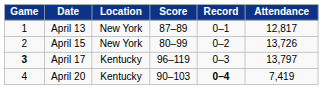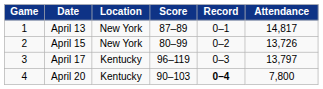(282, 28) 12,817 -> (282, 28) 14,817
(24, 60) bold -> (24, 60) normal
(282, 76) 7,419 -> (282, 76) 7,800
